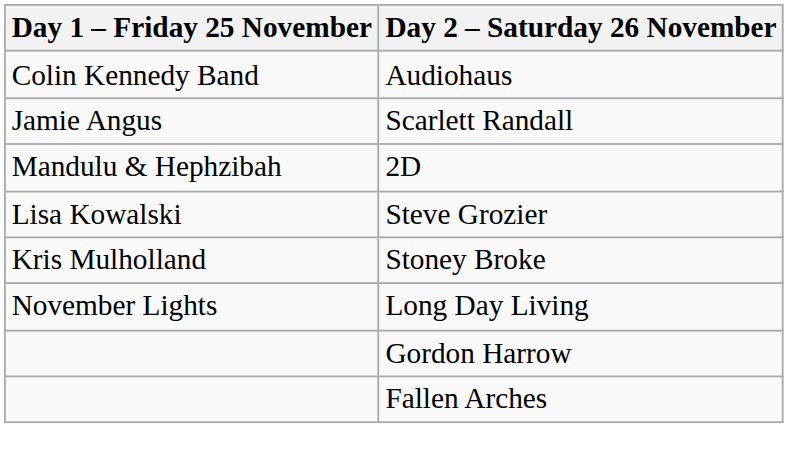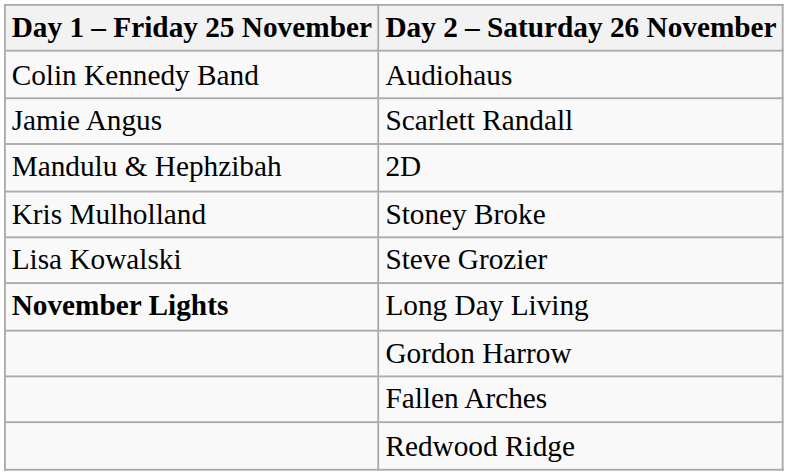rows swapped: (466, 259) <-> (466, 213)
(115, 306) normal -> (120, 306) bold
+ row: (480, 445)
